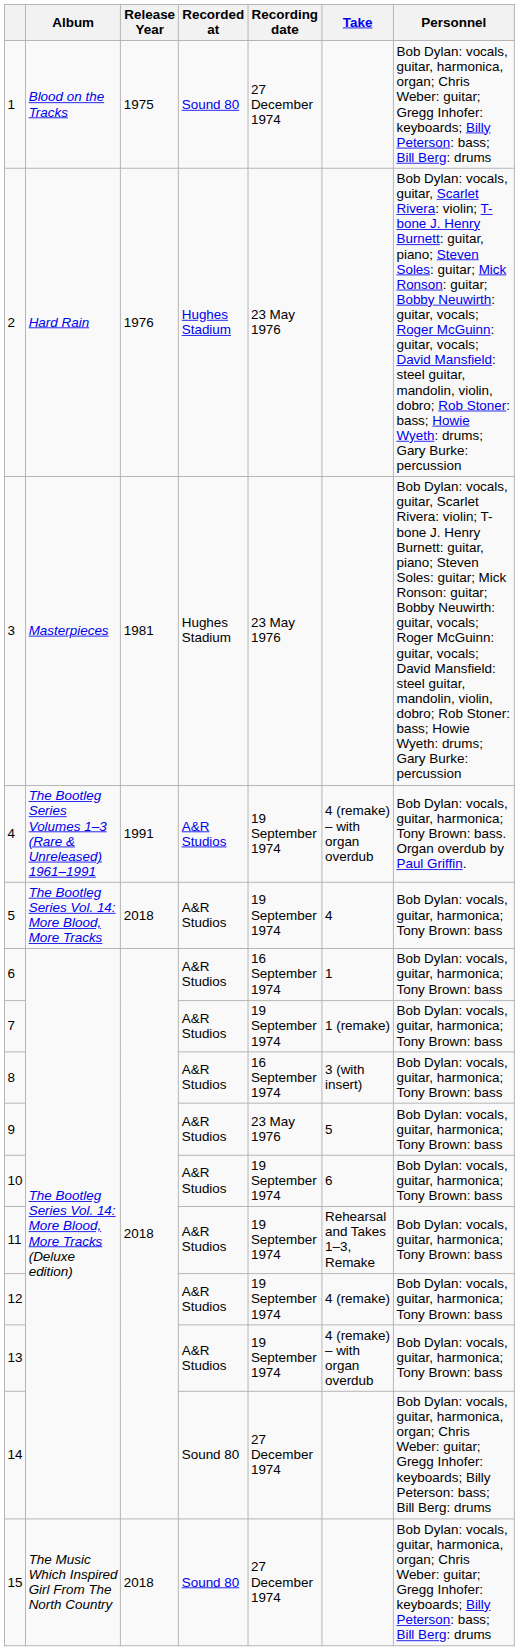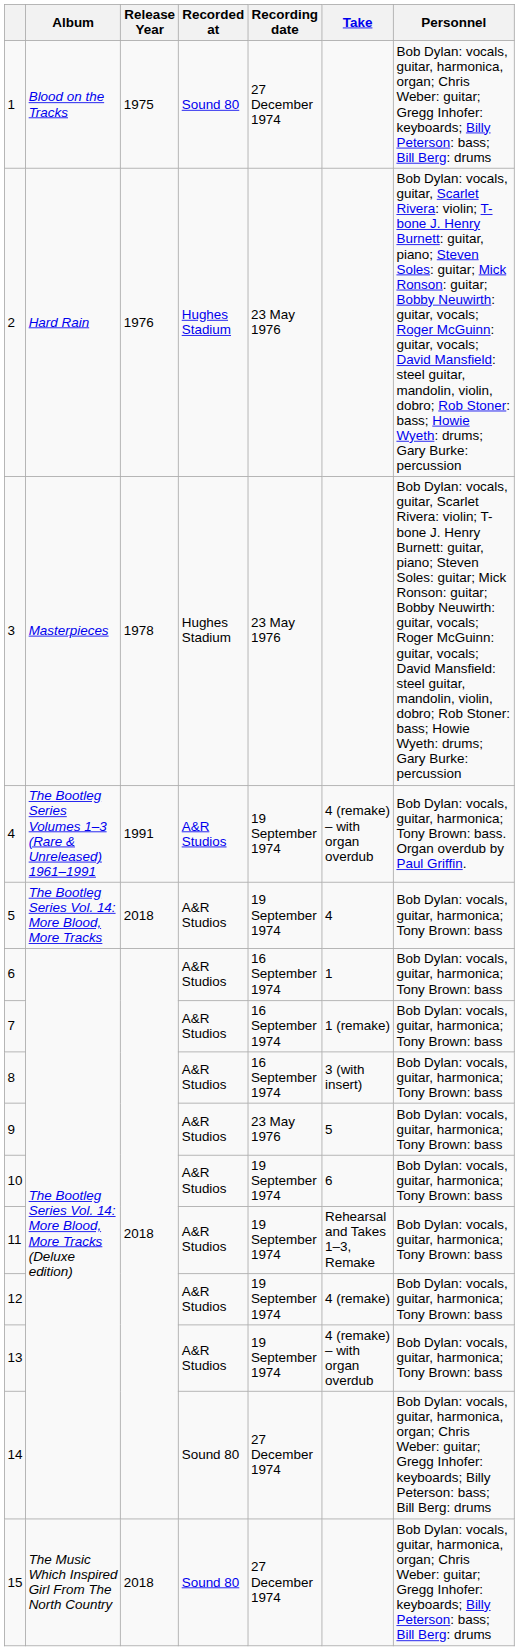(139, 630) 1981 -> (139, 630) 1978
(284, 1026) 19 September 1974 -> (284, 1026) 16 September 1974
